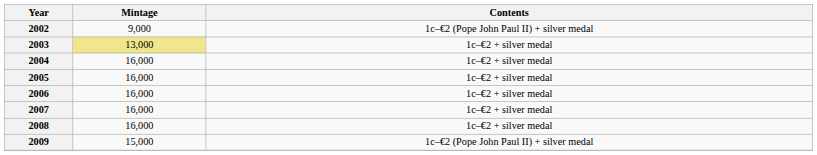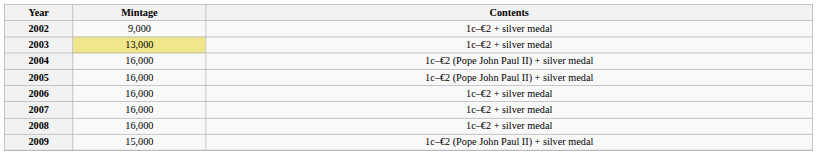(509, 28) 1c–€2 (Pope John Paul II) + silver medal -> (509, 28) 1c–€2 + silver medal
(509, 61) 1c–€2 + silver medal -> (509, 61) 1c–€2 (Pope John Paul II) + silver medal
(509, 77) 1c–€2 + silver medal -> (509, 77) 1c–€2 (Pope John Paul II) + silver medal
